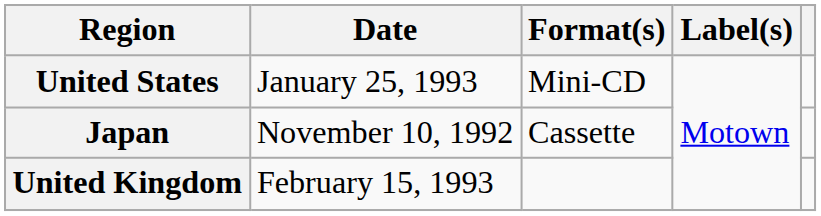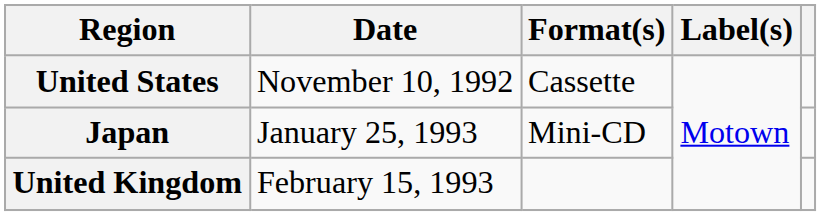(367, 81) January 25, 1993 -> (385, 81) November 10, 1992
(587, 81) Mini-CD -> (582, 81) Cassette
(385, 132) November 10, 1992 -> (367, 132) January 25, 1993
(582, 132) Cassette -> (587, 132) Mini-CD
